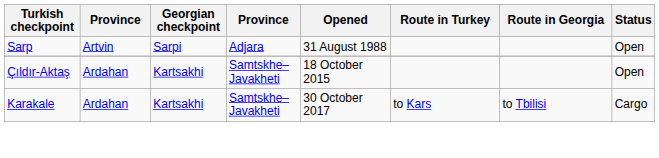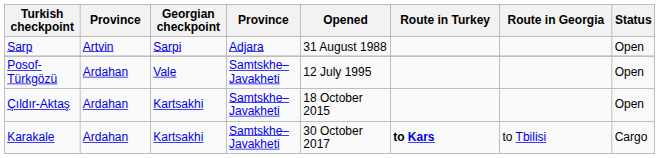+ row: (32, 72)
(412, 104) normal -> (414, 137) bold
